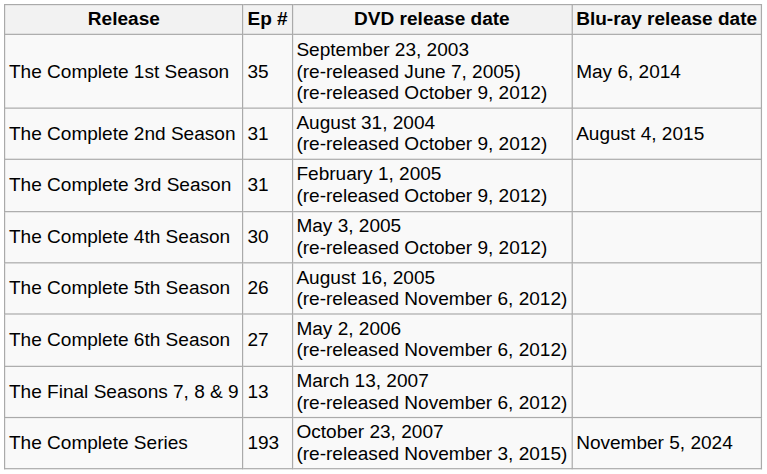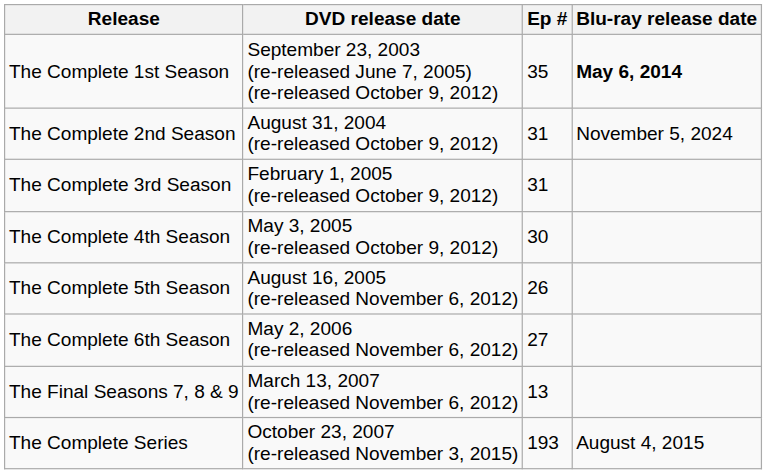columns swapped: (268, 19) <-> (432, 19)
(629, 71) normal -> (629, 71) bold
(640, 133) August 4, 2015 -> (654, 133) November 5, 2024
(654, 443) November 5, 2024 -> (640, 443) August 4, 2015
